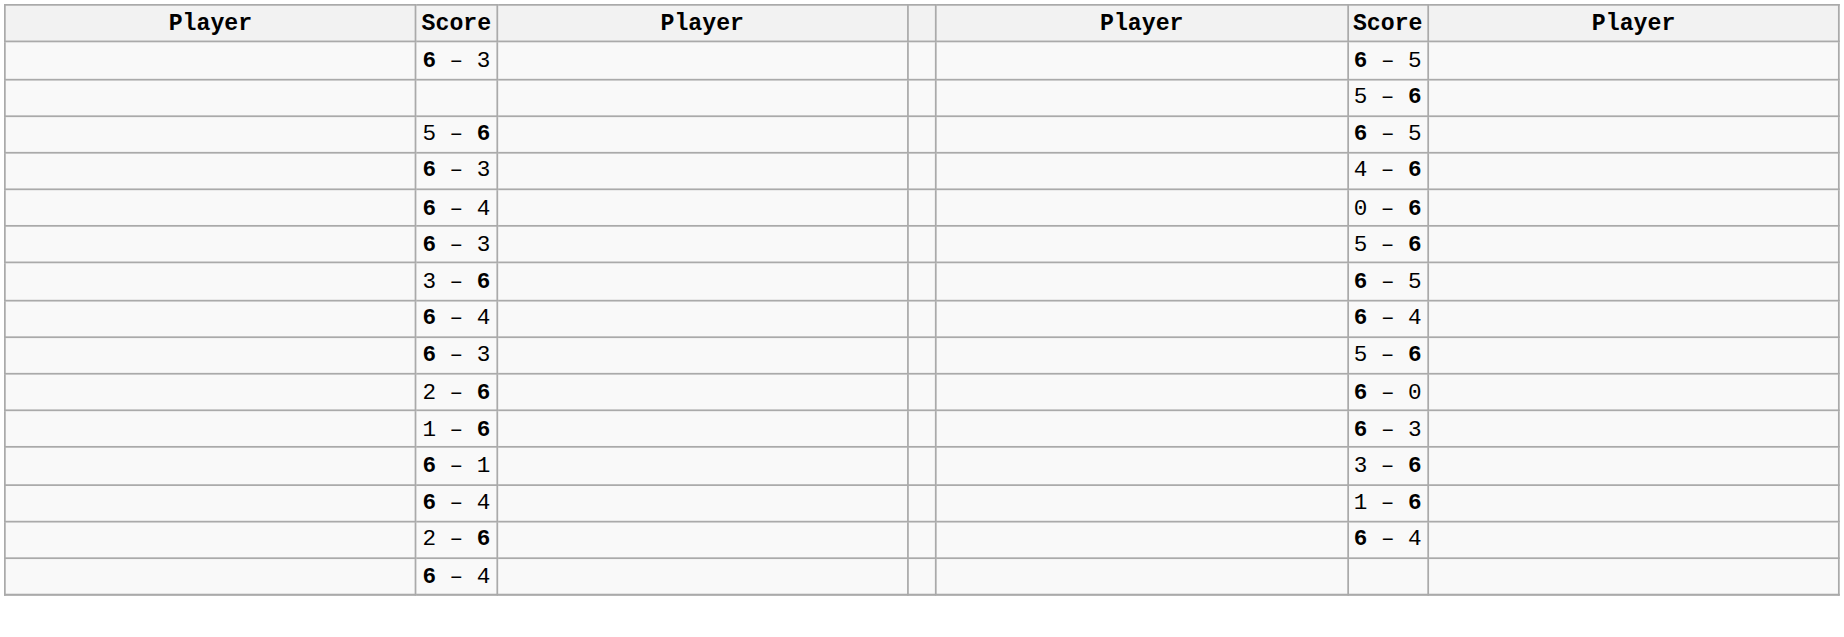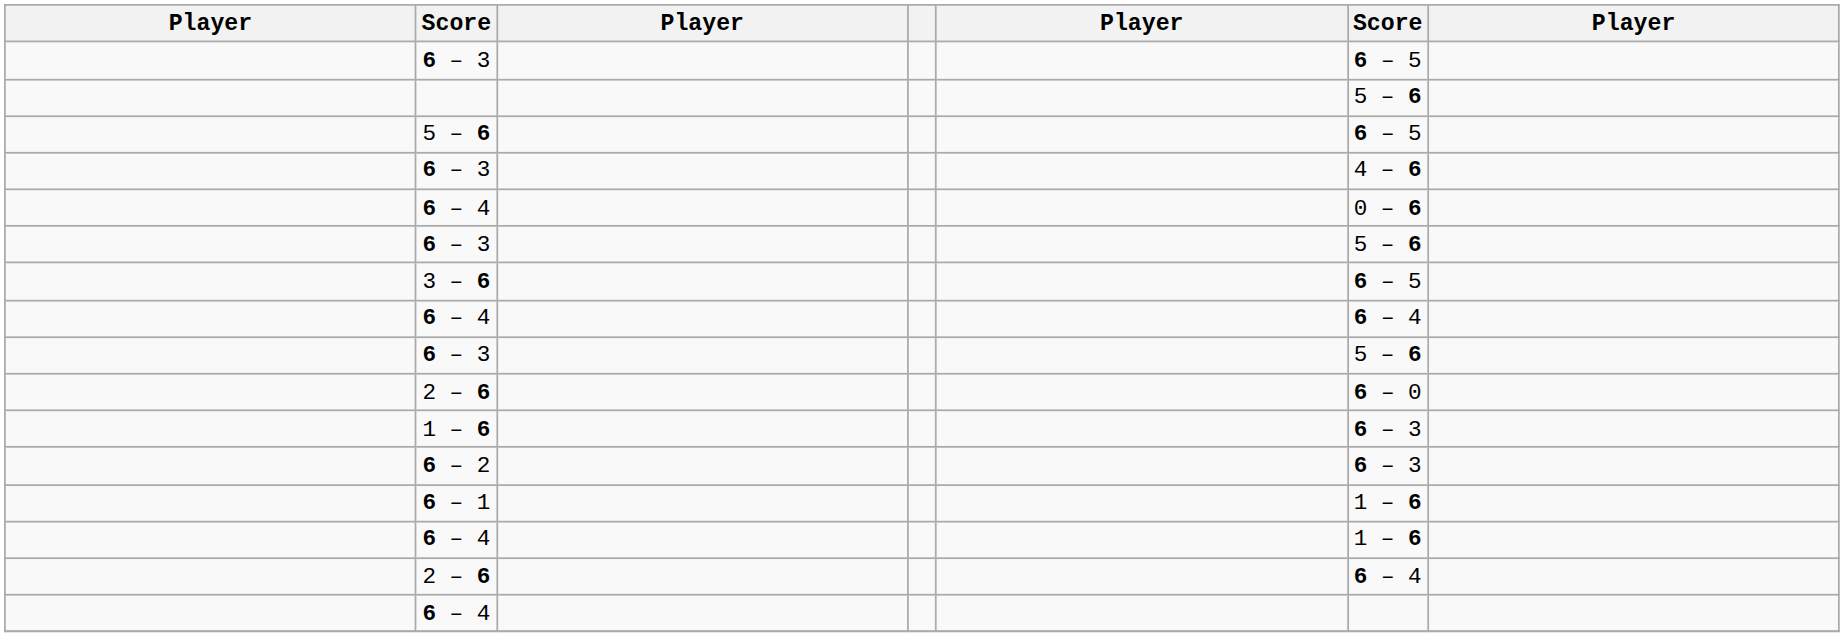+ row: (210, 466)
(1388, 466) 3 – 6 -> (1388, 503) 1 – 6
